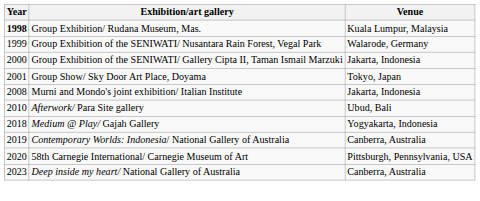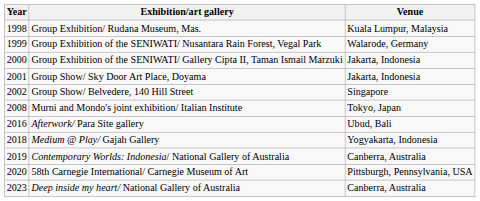(17, 28) bold -> (17, 28) normal
(374, 76) Tokyo, Japan -> (384, 76) Jakarta, Indonesia
+ row: (112, 92)
(384, 92) Jakarta, Indonesia -> (374, 108) Tokyo, Japan
(17, 108) 2010 -> (17, 124) 2016
